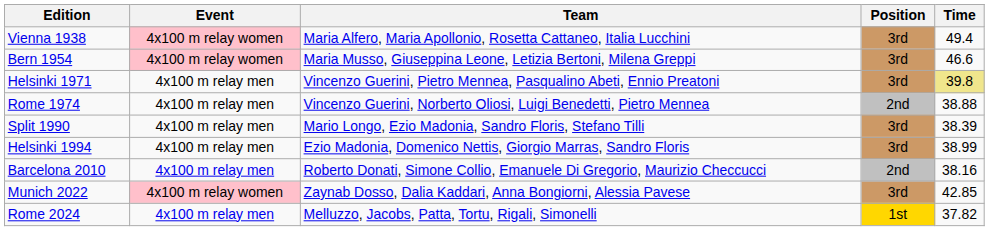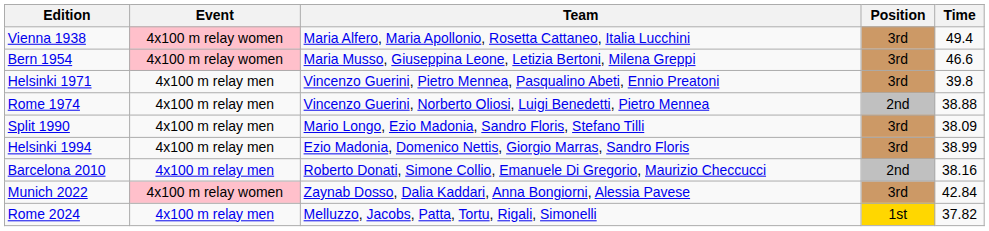(960, 82) khaki background -> (960, 82) no background
(960, 126) 38.39 -> (960, 126) 38.09
(960, 192) 42.85 -> (960, 192) 42.84
